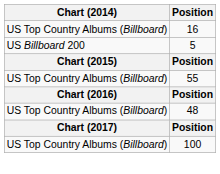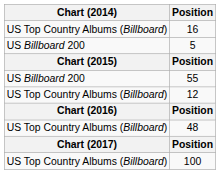(87, 78) US Top Country Albums (Billboard) -> (46, 78) US Billboard 200
+ row: (193, 95)
